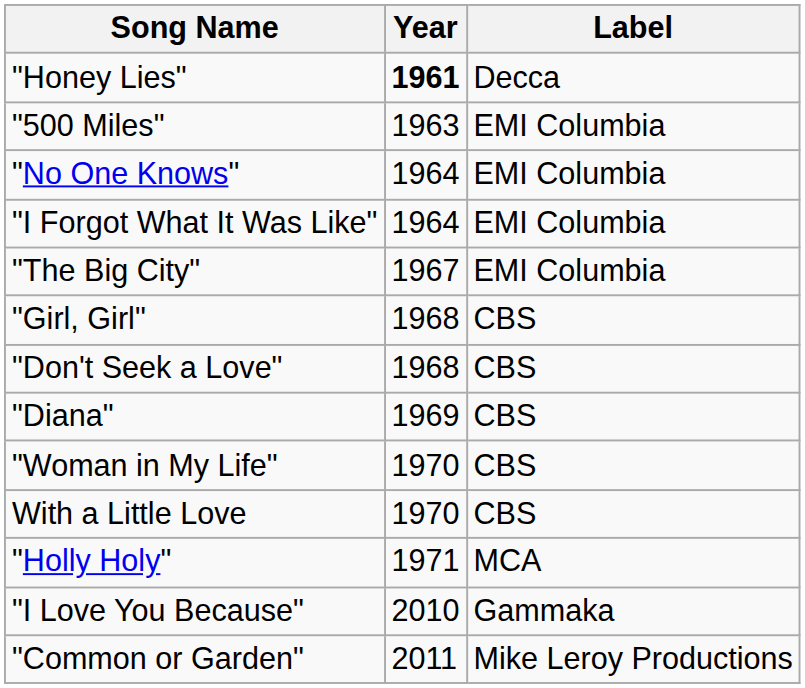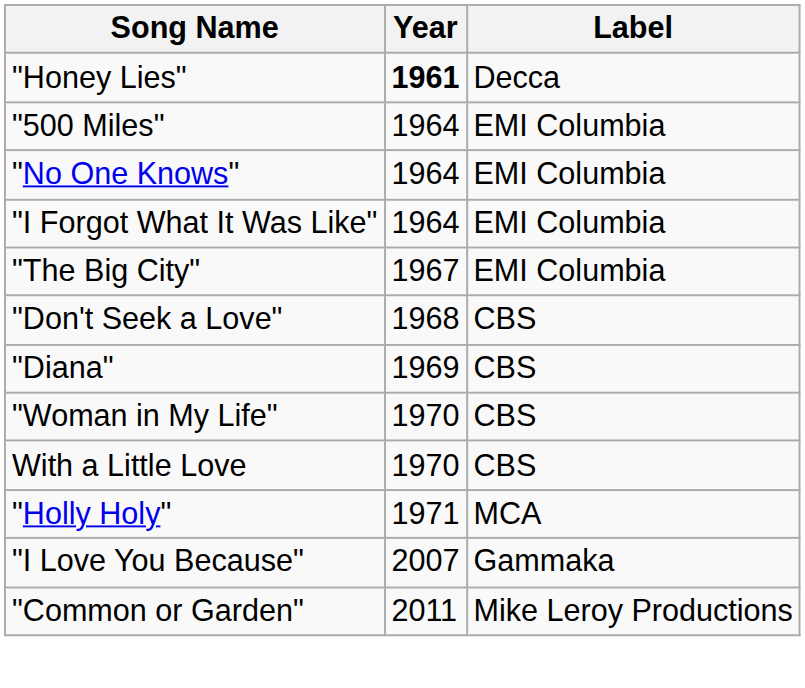(425, 125) 1963 -> (425, 125) 1964
- row: (79, 319)
(425, 610) 2010 -> (425, 561) 2007
